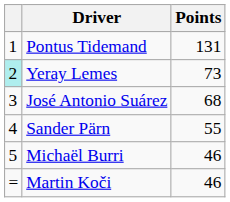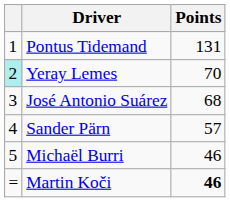(213, 73) 73 -> (213, 73) 70
(213, 127) 55 -> (213, 127) 57
(213, 182) normal -> (213, 182) bold
